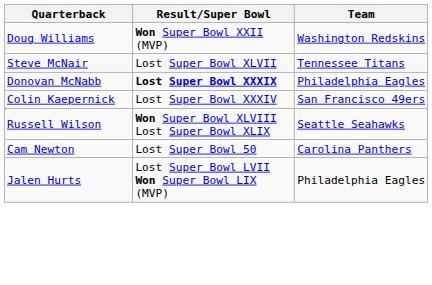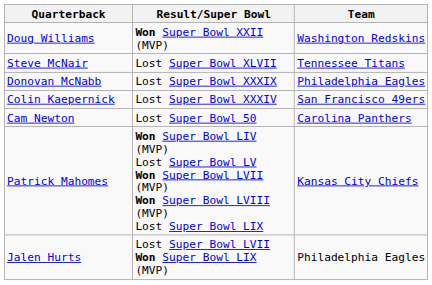(206, 81) bold -> (206, 81) normal
- row: (54, 124)
+ row: (58, 181)
